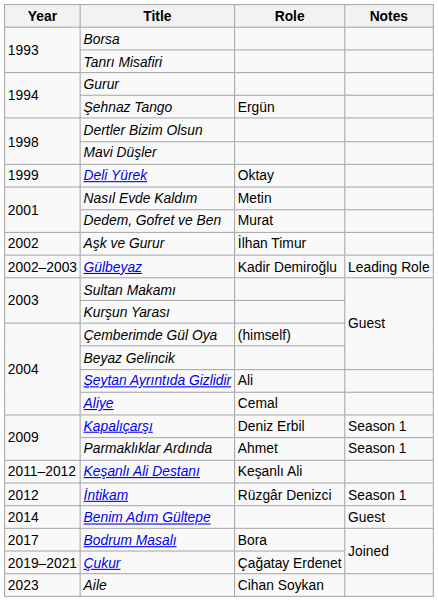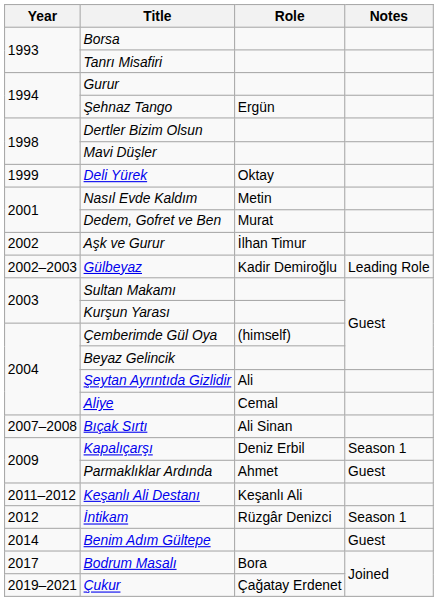+ row: (115, 426)
(377, 449) Season 1 -> (367, 471) Guest
- row: (95, 585)
